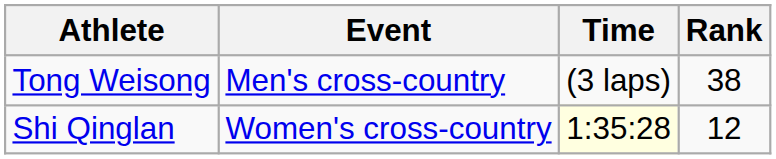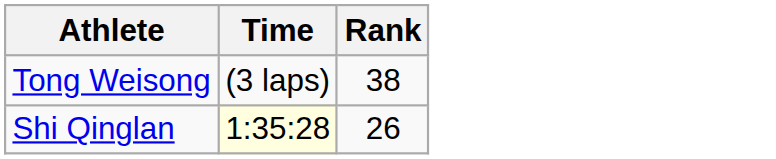- column: (389, 30)
(724, 129) 12 -> (383, 129) 26
